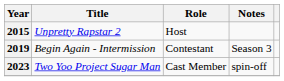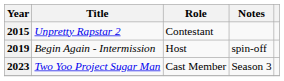(176, 31) Host -> (190, 31) Contestant
(190, 48) Contestant -> (176, 48) Host
(251, 48) Season 3 -> (249, 48) spin-off
(249, 66) spin-off -> (251, 66) Season 3
